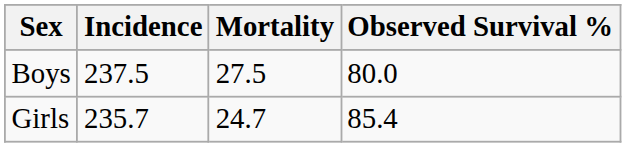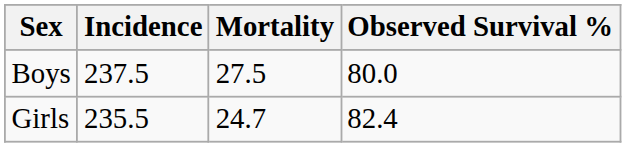(116, 118) 235.7 -> (116, 118) 235.5
(373, 118) 85.4 -> (373, 118) 82.4
